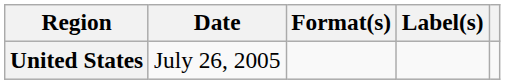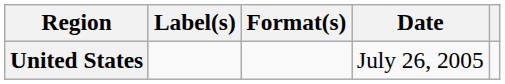columns swapped: (217, 23) <-> (443, 23)
